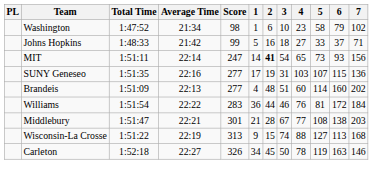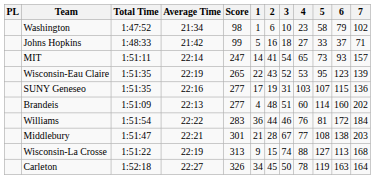(270, 58) bold -> (272, 58) normal
(358, 58) 156 -> (361, 58) 157
+ row: (66, 74)
(358, 151) 146 -> (361, 167) 164
